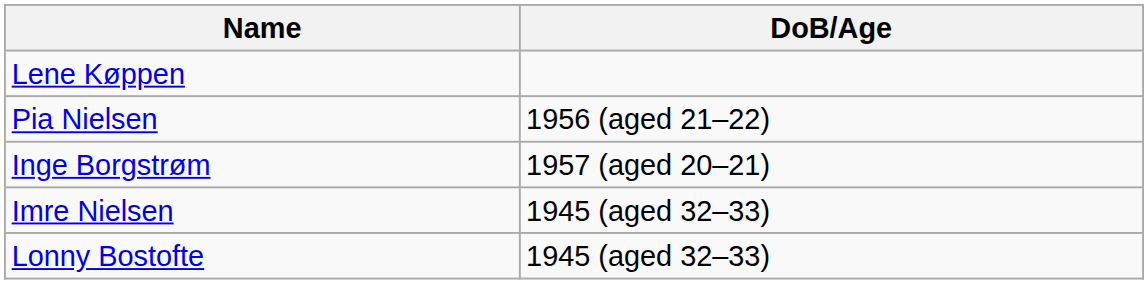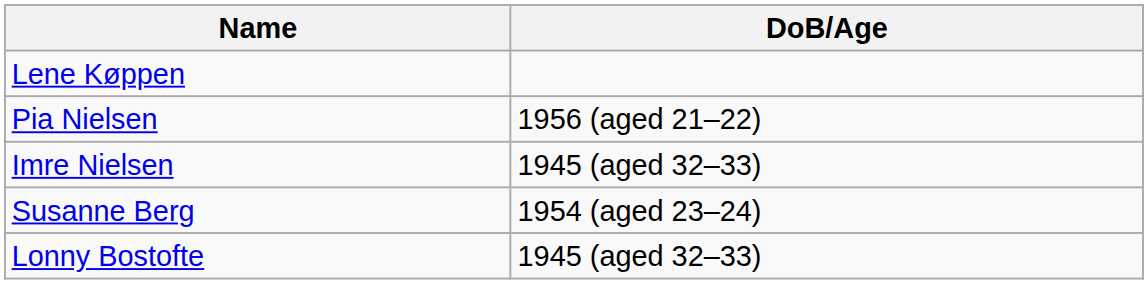- row: (111, 165)
+ row: (103, 211)
